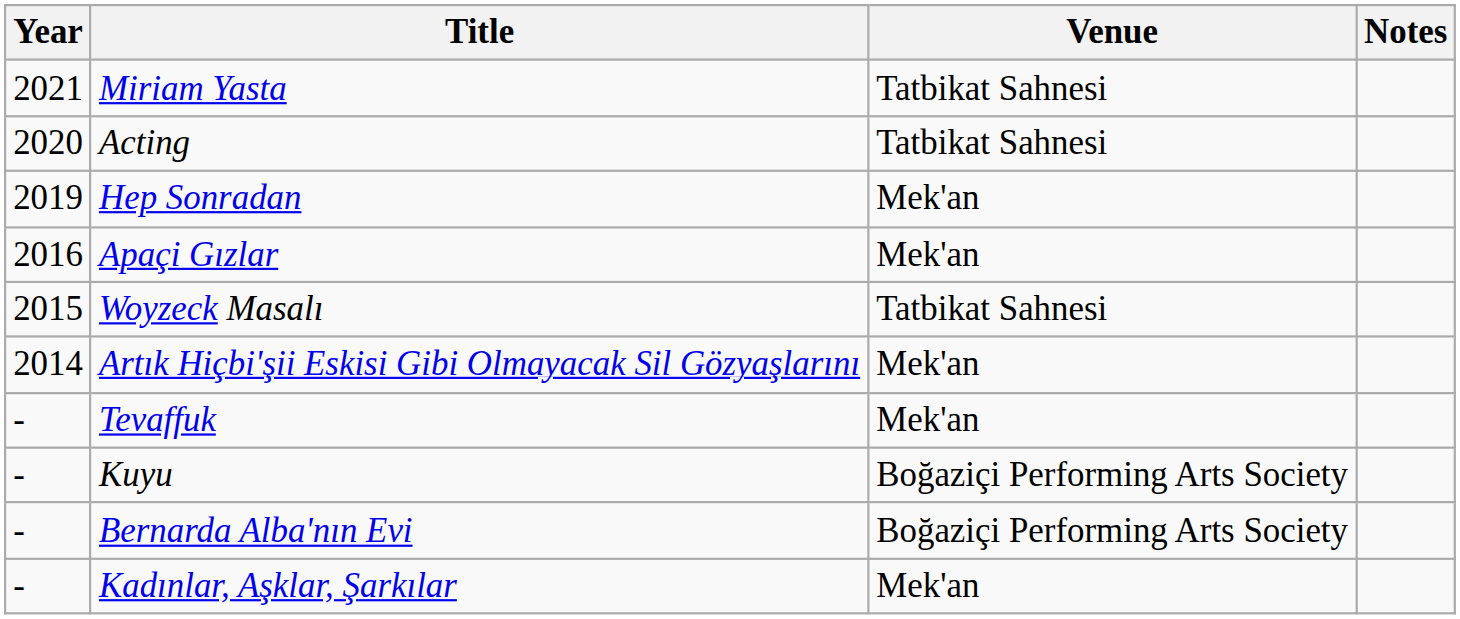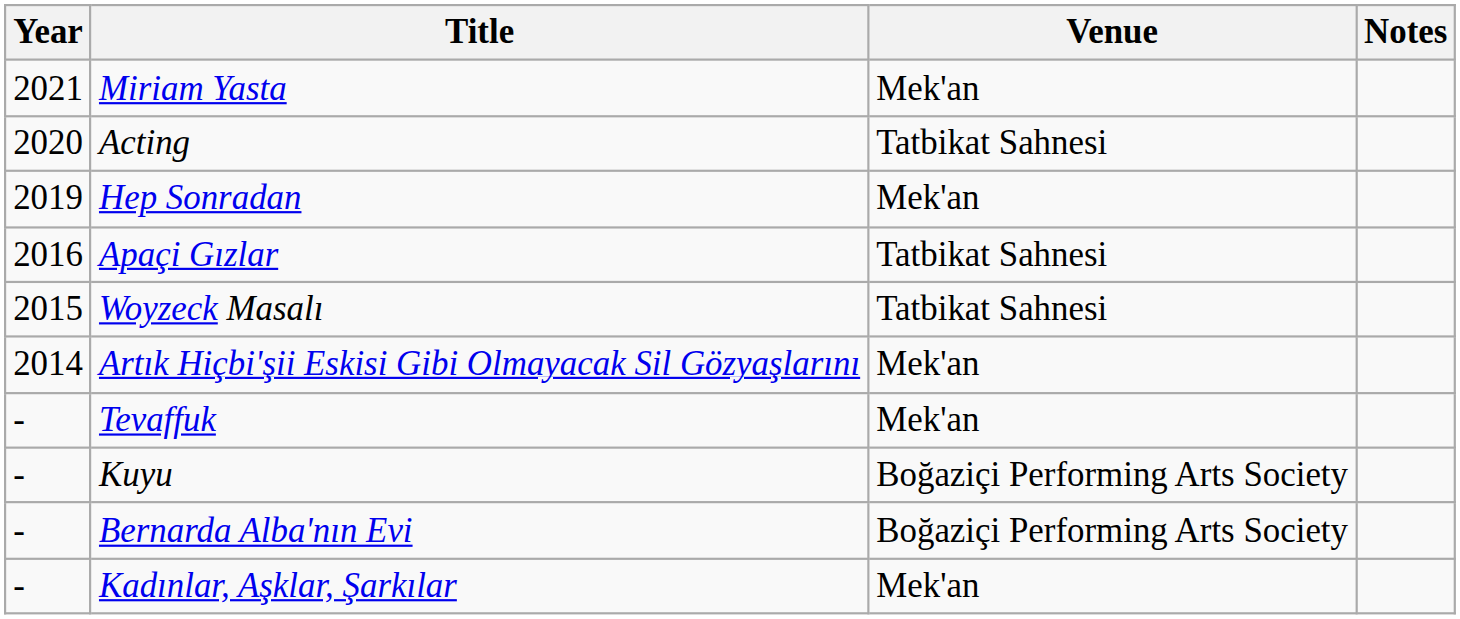(992, 87) Tatbikat Sahnesi -> (928, 87) Mek'an
(928, 253) Mek'an -> (992, 253) Tatbikat Sahnesi
